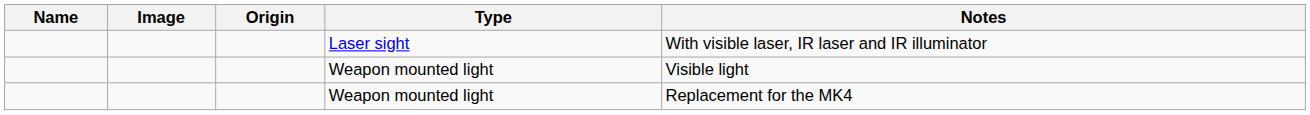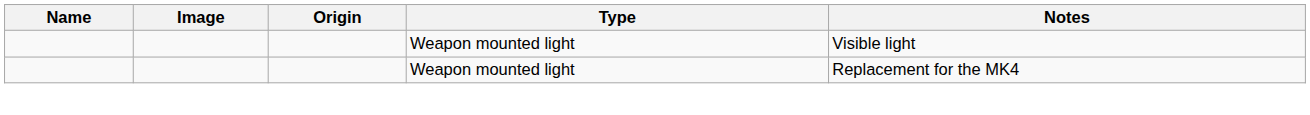- row: (56, 44)
